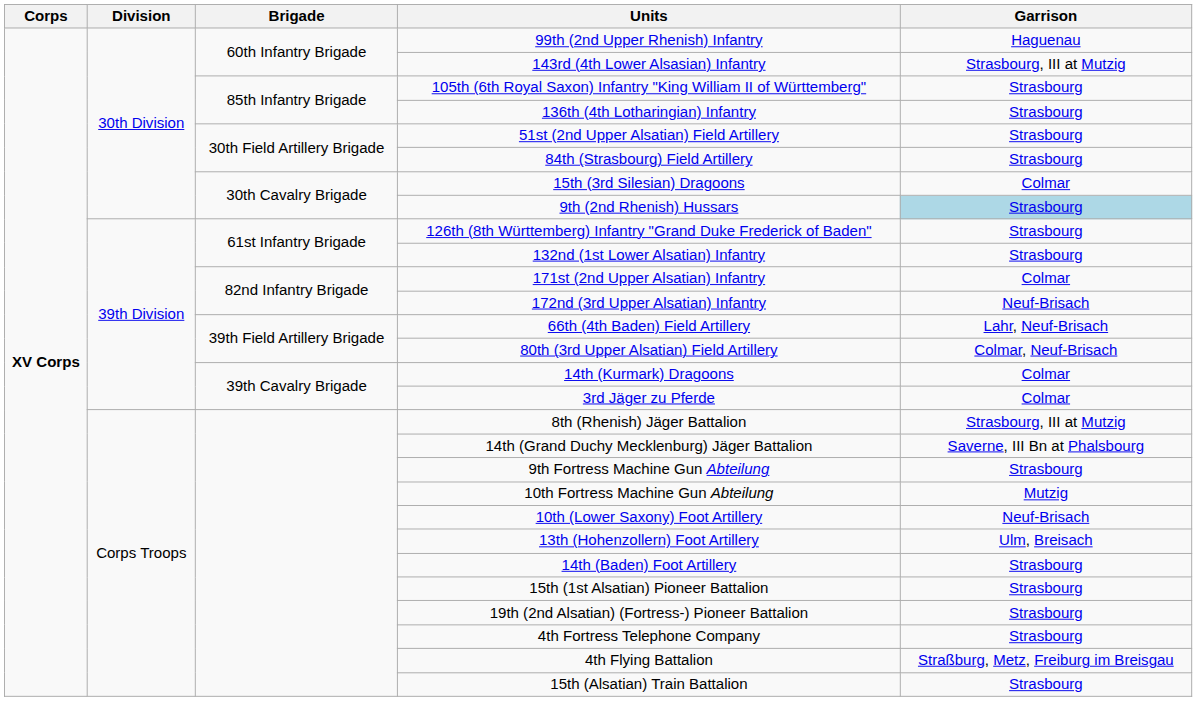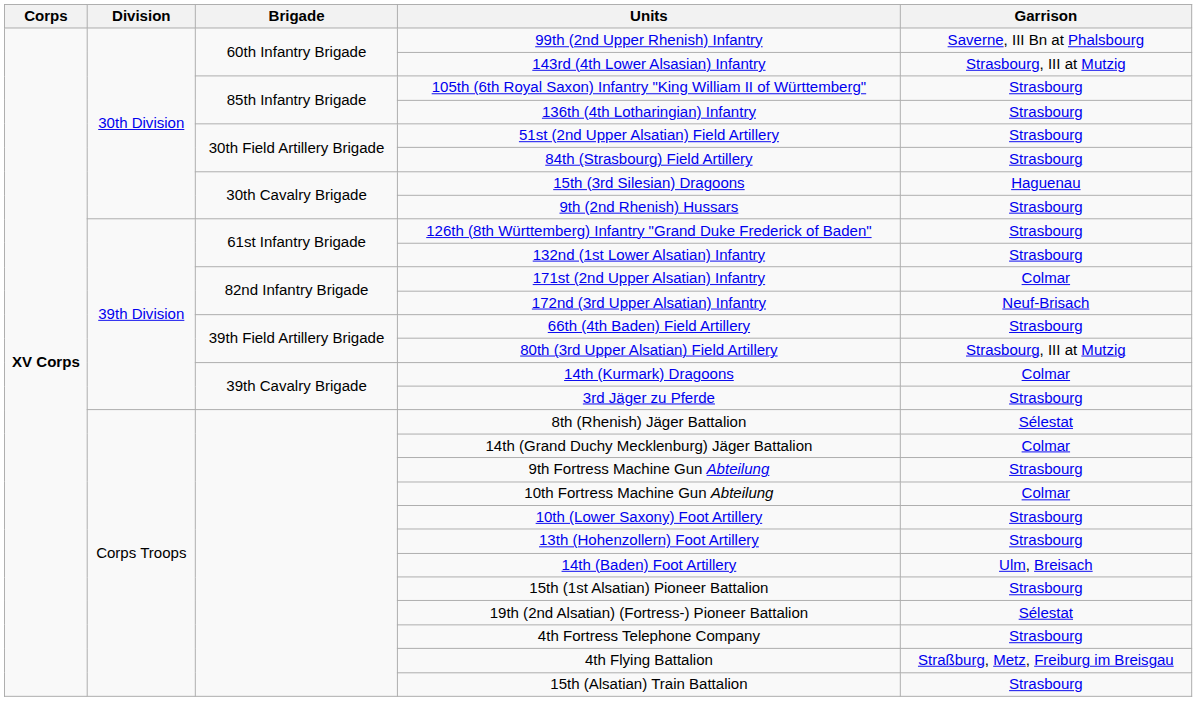(1046, 40) Haguenau -> (1046, 40) Saverne, III Bn at Phalsbourg
(1046, 183) Colmar -> (1046, 183) Haguenau
(1046, 207) lightblue background -> (1046, 207) no background
(1046, 326) Lahr, Neuf-Brisach -> (1046, 326) Strasbourg
(1046, 350) Colmar, Neuf-Brisach -> (1046, 350) Strasbourg, III at Mutzig
(1046, 398) Colmar -> (1046, 398) Strasbourg
(1046, 421) Strasbourg, III at Mutzig -> (1046, 421) Sélestat
(1046, 445) Saverne, III Bn at Phalsbourg -> (1046, 445) Colmar
(1046, 493) Mutzig -> (1046, 493) Colmar
(1046, 517) Neuf-Brisach -> (1046, 517) Strasbourg
(1046, 541) Ulm, Breisach -> (1046, 541) Strasbourg
(1046, 565) Strasbourg -> (1046, 565) Ulm, Breisach
(1046, 612) Strasbourg -> (1046, 612) Sélestat
